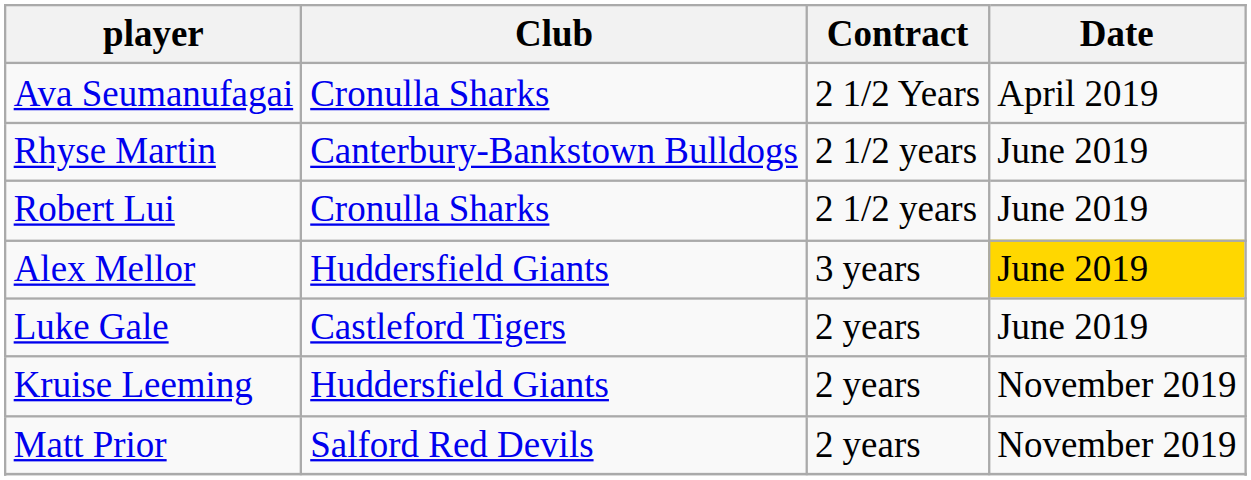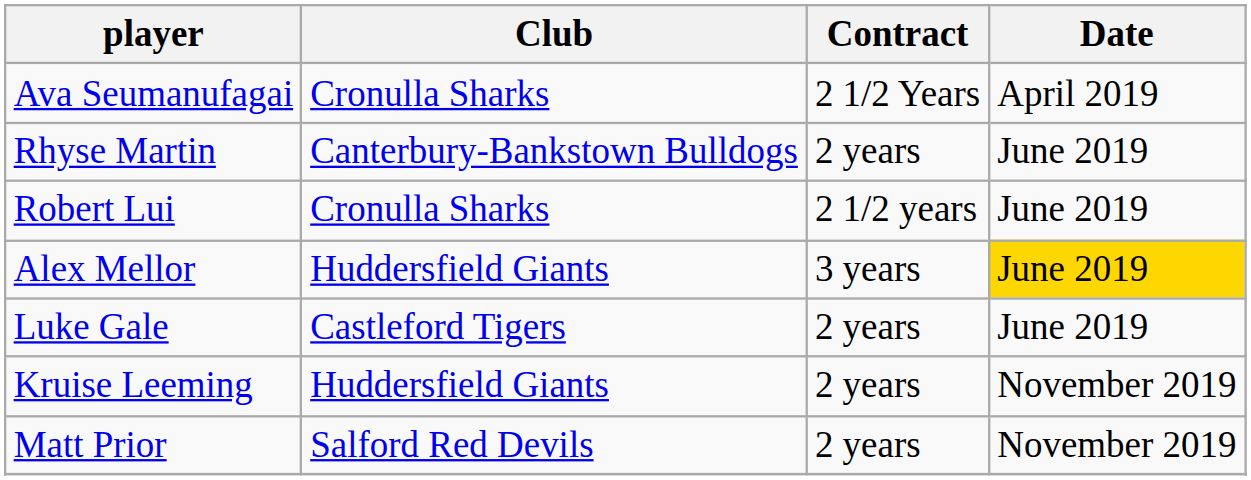(896, 151) 2 1/2 years -> (868, 151) 2 years
